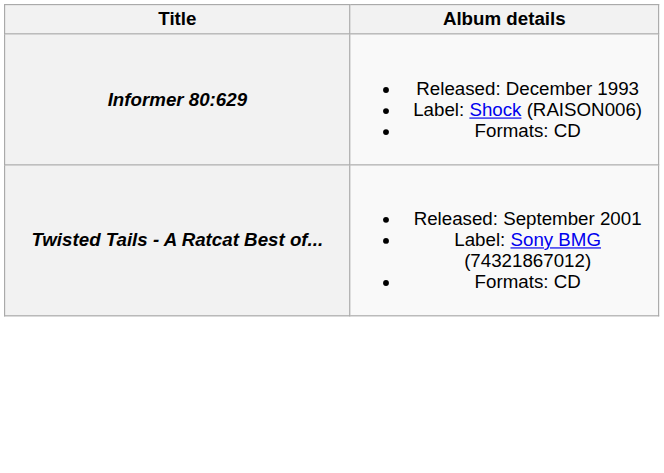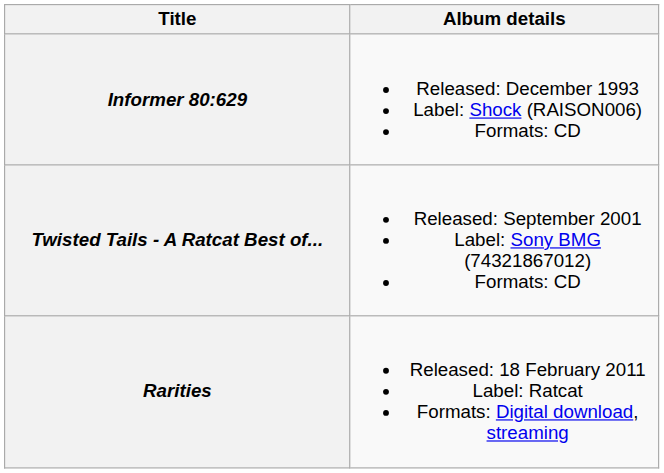+ row: (177, 391)
